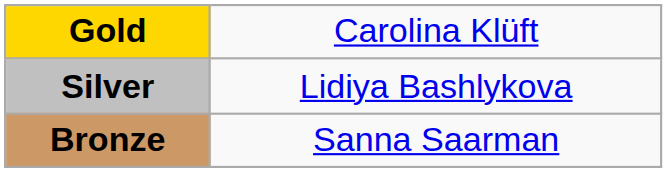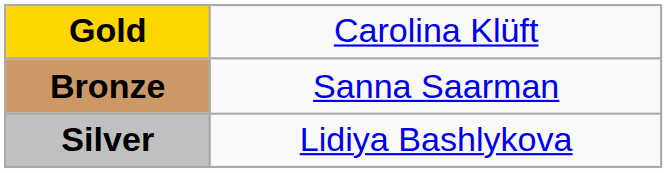rows swapped: (108, 85) <-> (108, 139)
